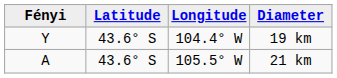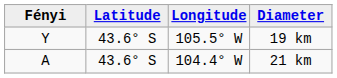(209, 39) 104.4° W -> (209, 39) 105.5° W
(209, 61) 105.5° W -> (209, 61) 104.4° W
